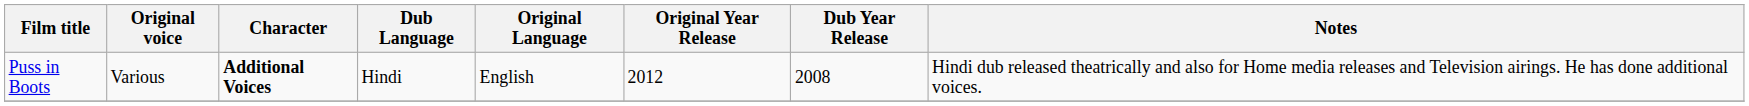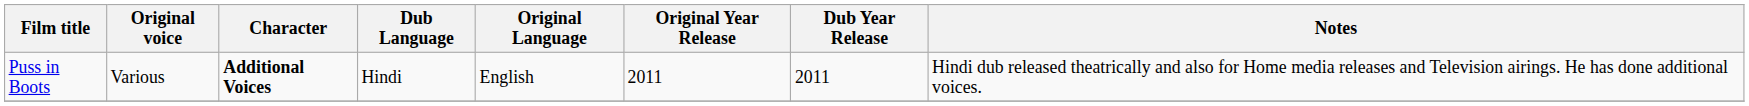(645, 76) 2012 -> (645, 76) 2011
(813, 76) 2008 -> (812, 76) 2011
